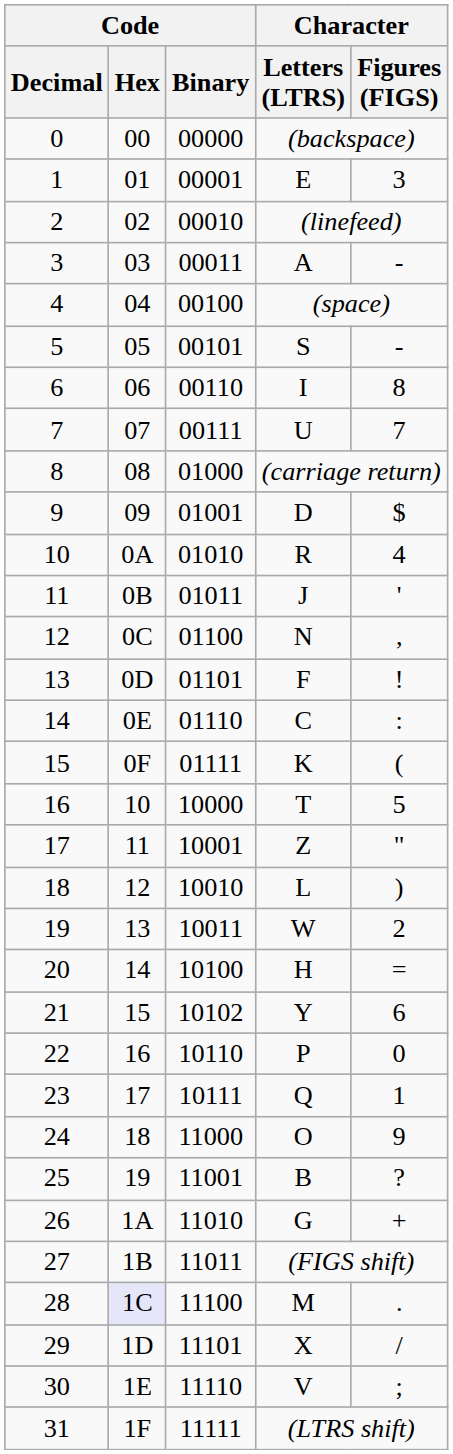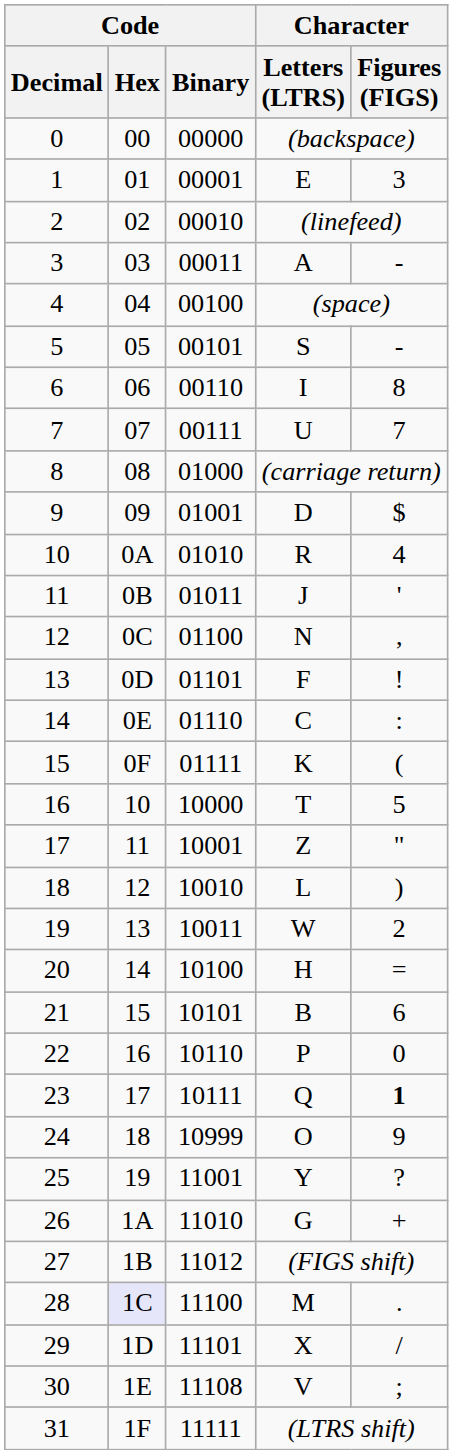(211, 1011) 10102 -> (211, 1011) 10101
(303, 1011) Y -> (303, 1011) B
(399, 1095) normal -> (399, 1095) bold
(211, 1136) 11000 -> (211, 1136) 10999
(303, 1178) B -> (303, 1178) Y
(211, 1261) 11011 -> (211, 1261) 11012
(211, 1386) 11110 -> (211, 1386) 11108
